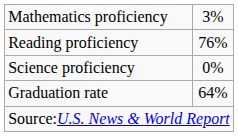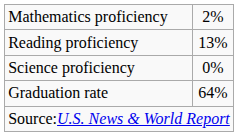(213, 17) 3% -> (213, 17) 2%
(213, 42) 76% -> (213, 42) 13%
